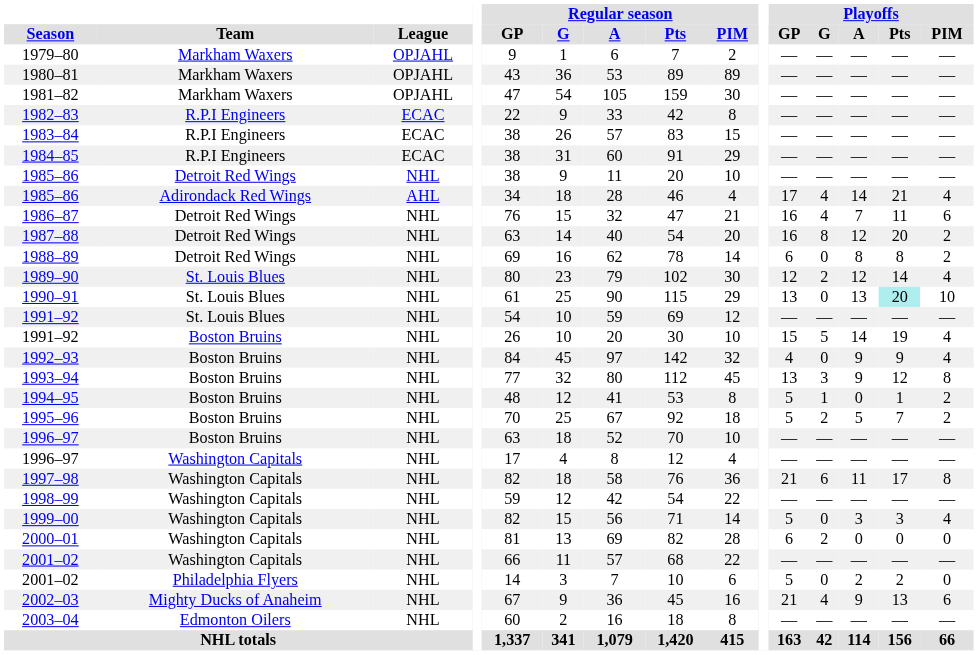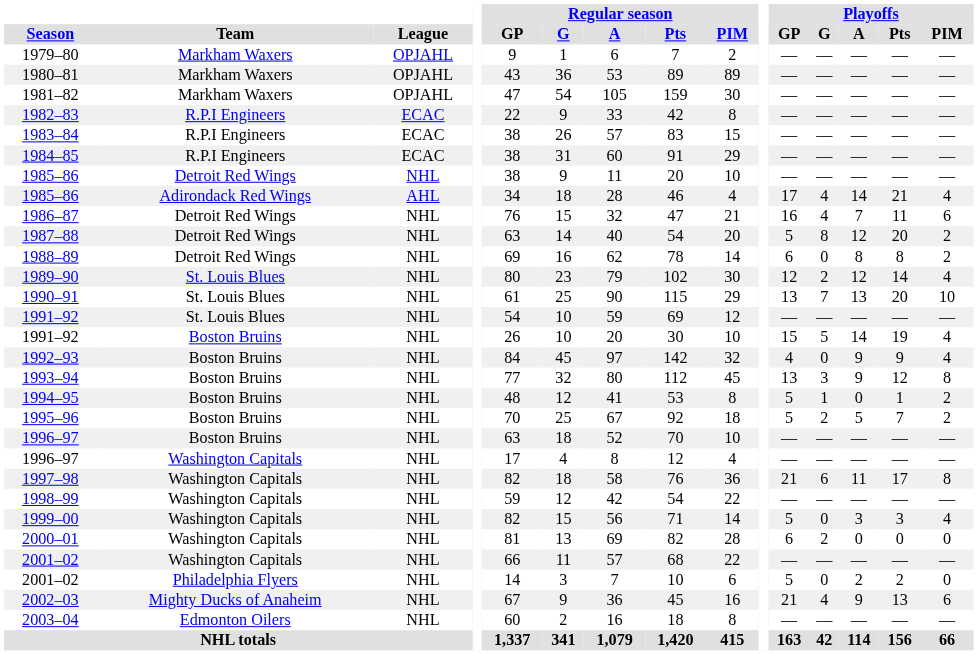(789, 236) 16 -> (789, 236) 5
(824, 296) 0 -> (824, 296) 7
(900, 296) paleturquoise background -> (900, 296) no background
